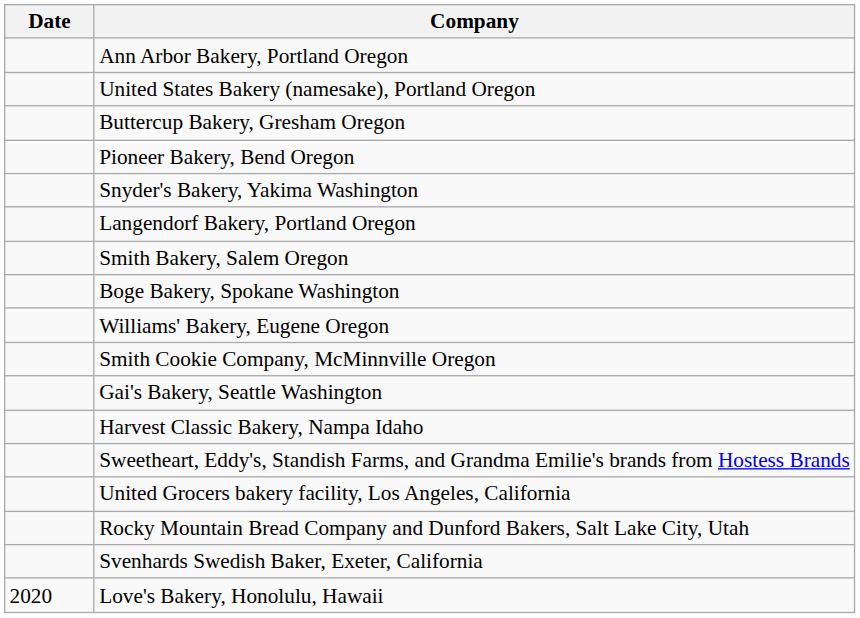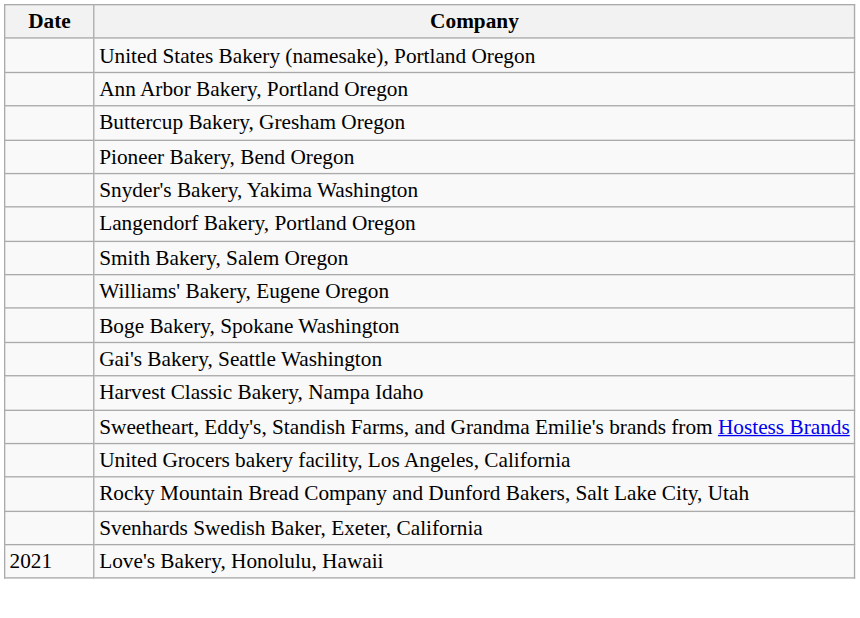rows swapped: (254, 55) <-> (317, 88)
rows swapped: (249, 291) <-> (244, 325)
- row: (297, 358)
(31, 595) 2020 -> (31, 561) 2021
